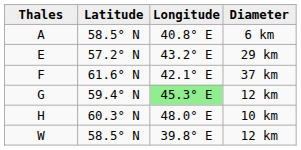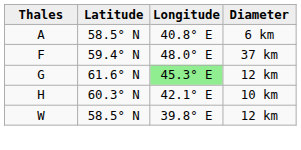- row: (41, 55)
(114, 75) 61.6° N -> (114, 55) 59.4° N
(186, 75) 42.1° E -> (186, 55) 48.0° E
(114, 95) 59.4° N -> (114, 75) 61.6° N
(186, 115) 48.0° E -> (186, 95) 42.1° E
